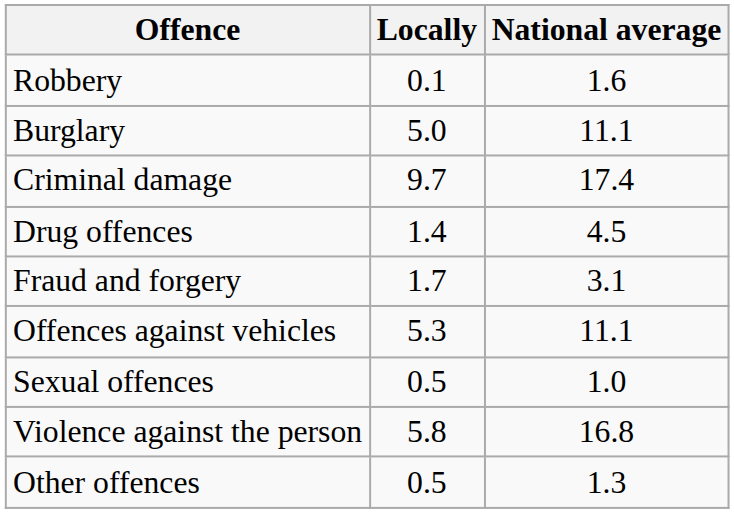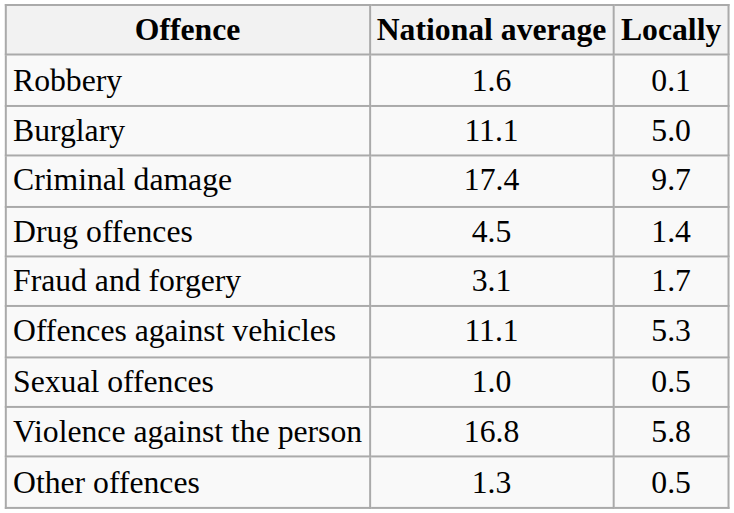columns swapped: (427, 29) <-> (606, 29)
